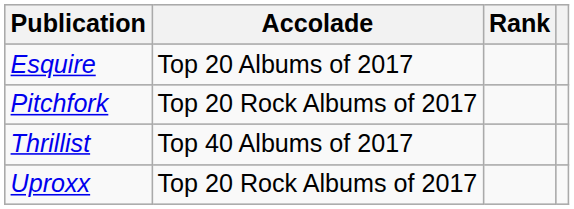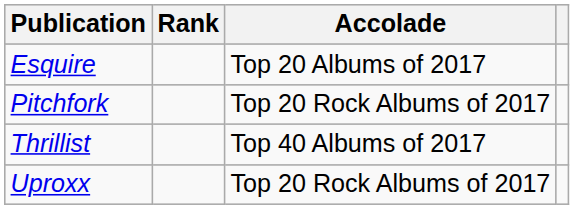columns swapped: (317, 24) <-> (520, 24)
